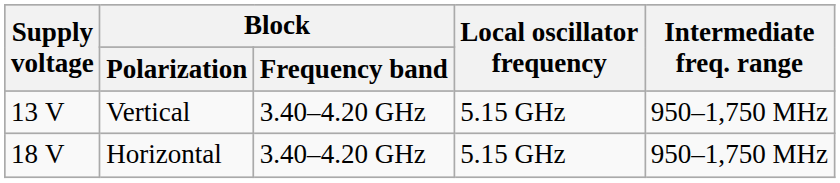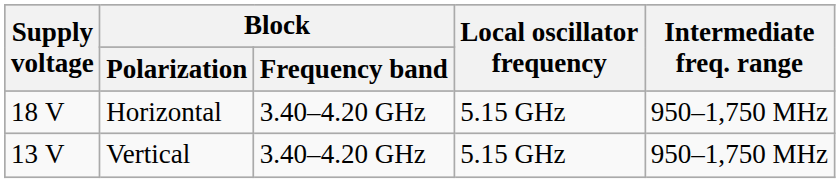rows swapped: (148, 111) <-> (164, 154)
